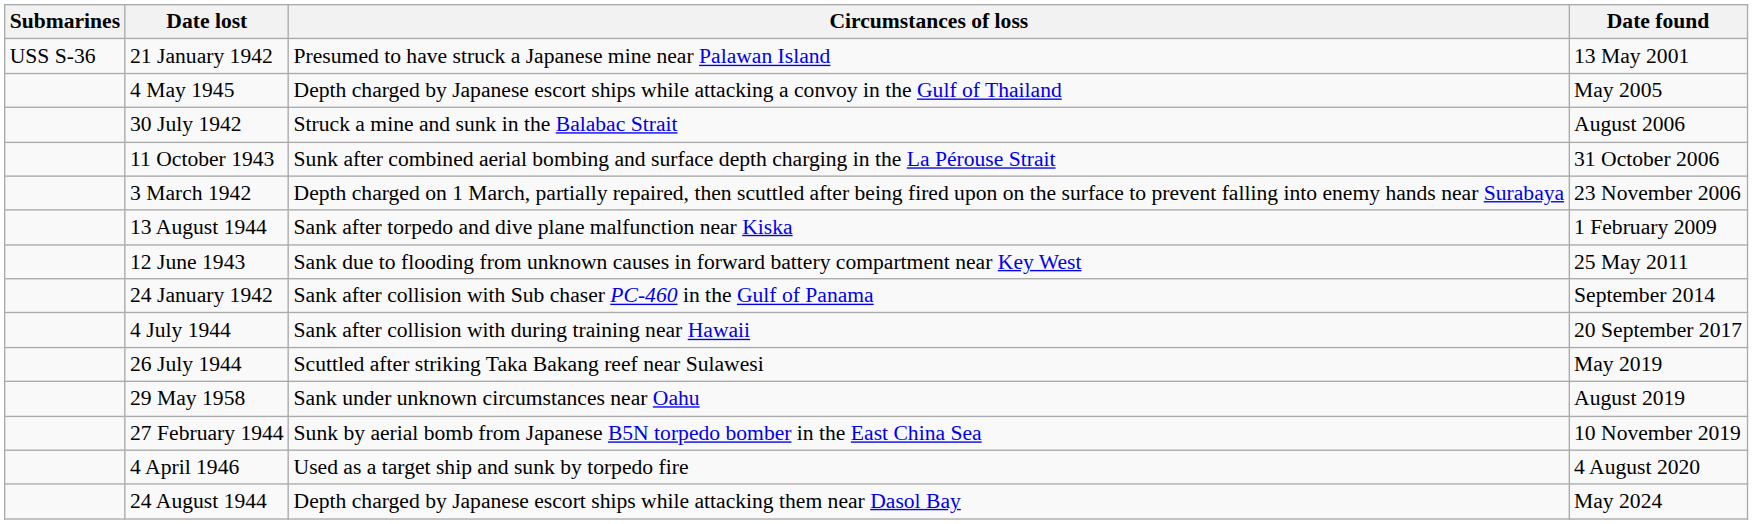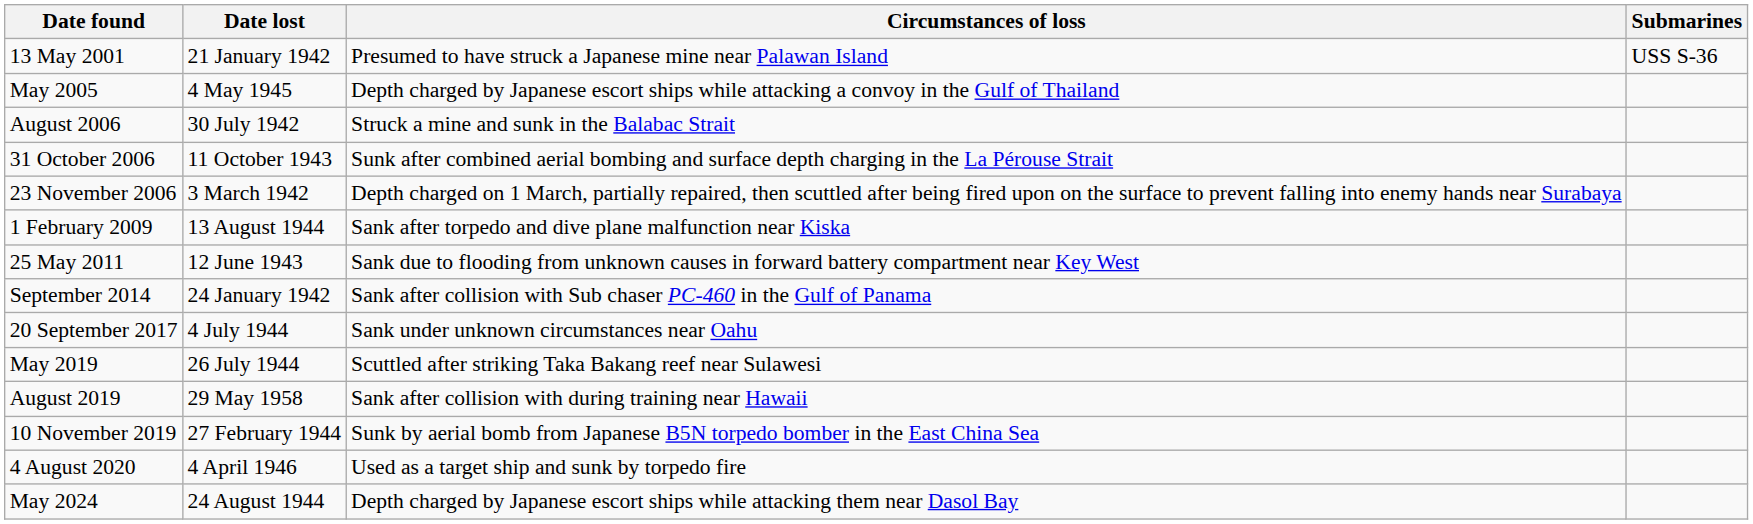columns swapped: (65, 21) <-> (1658, 21)
(522, 329) Sank after collision with during training near Hawaii -> (554, 329) Sank under unknown circumstances near Oahu
(497, 398) Sank under unknown circumstances near Oahu -> (579, 398) Sank after collision with during training near Hawaii
